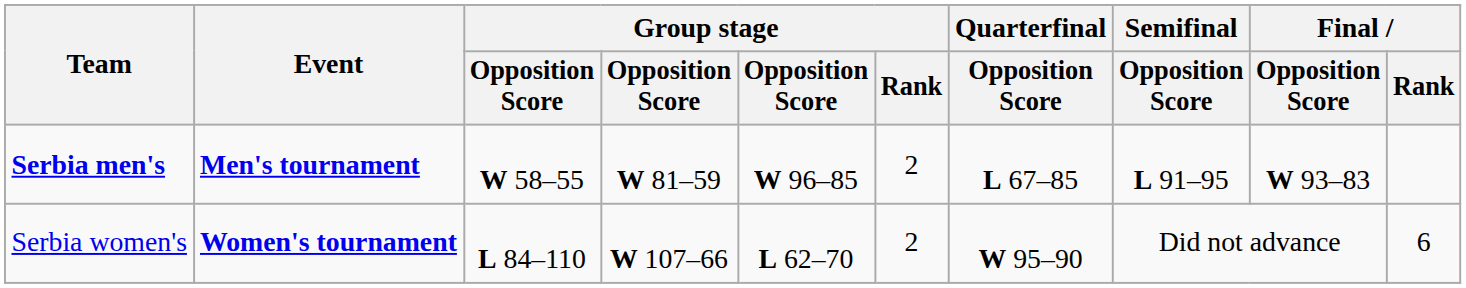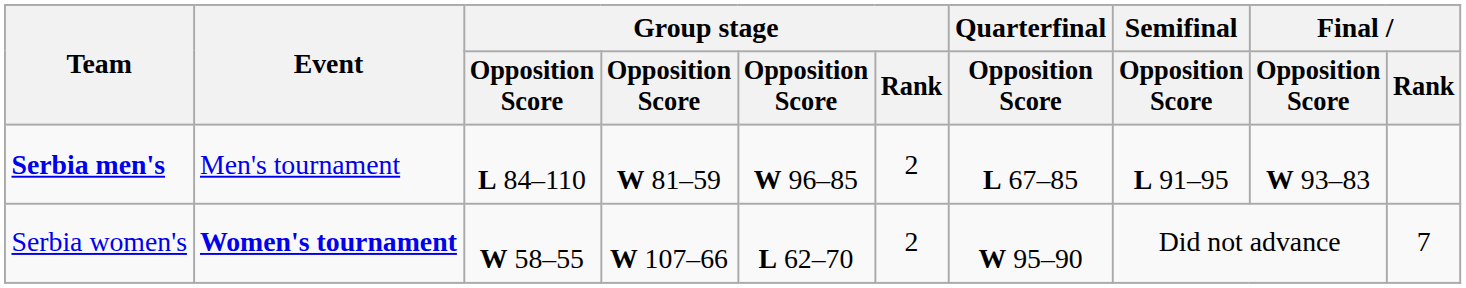(310, 164) bold -> (300, 164) normal
(532, 180) W 58–55 -> (532, 180) L 84–110
(532, 259) L 84–110 -> (532, 259) W 58–55
(1424, 242) 6 -> (1424, 242) 7
